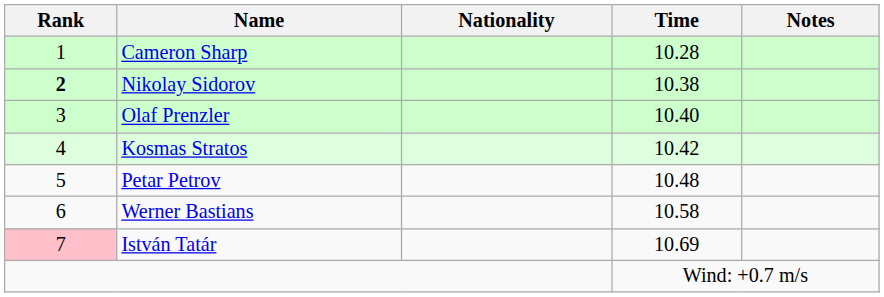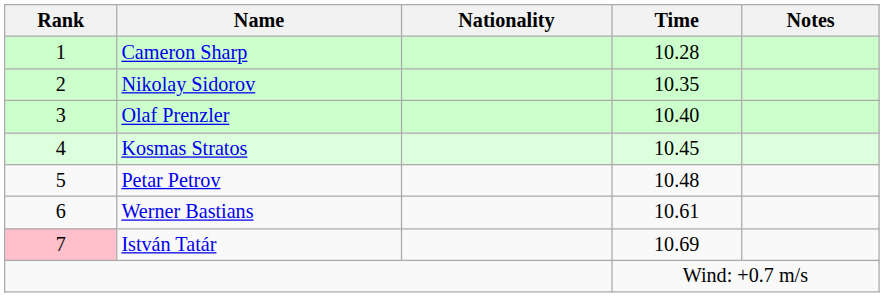(61, 84) bold -> (61, 84) normal
(677, 84) 10.38 -> (677, 84) 10.35
(677, 148) 10.42 -> (677, 148) 10.45
(677, 212) 10.58 -> (677, 212) 10.61
